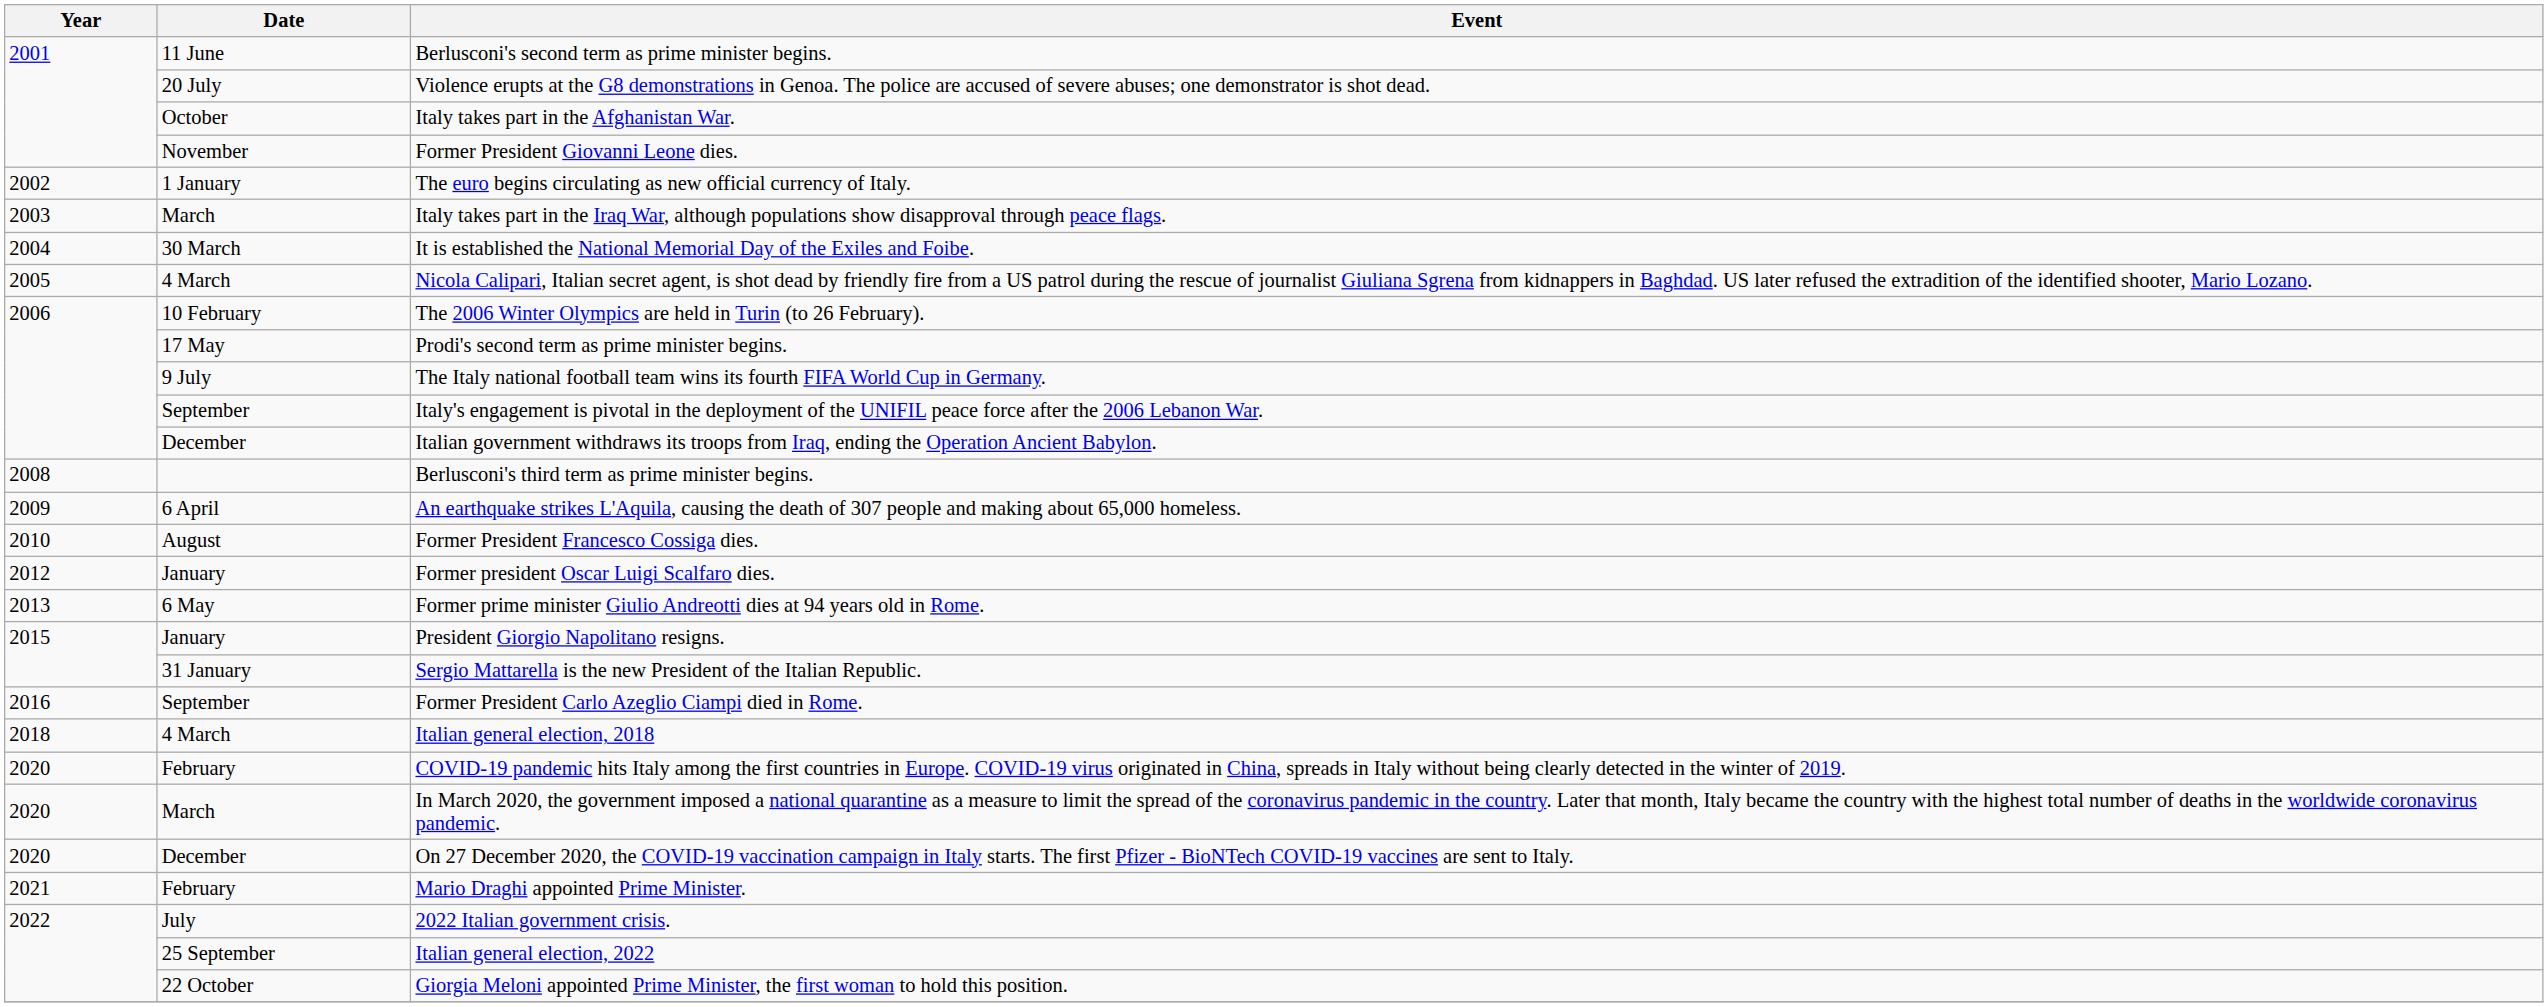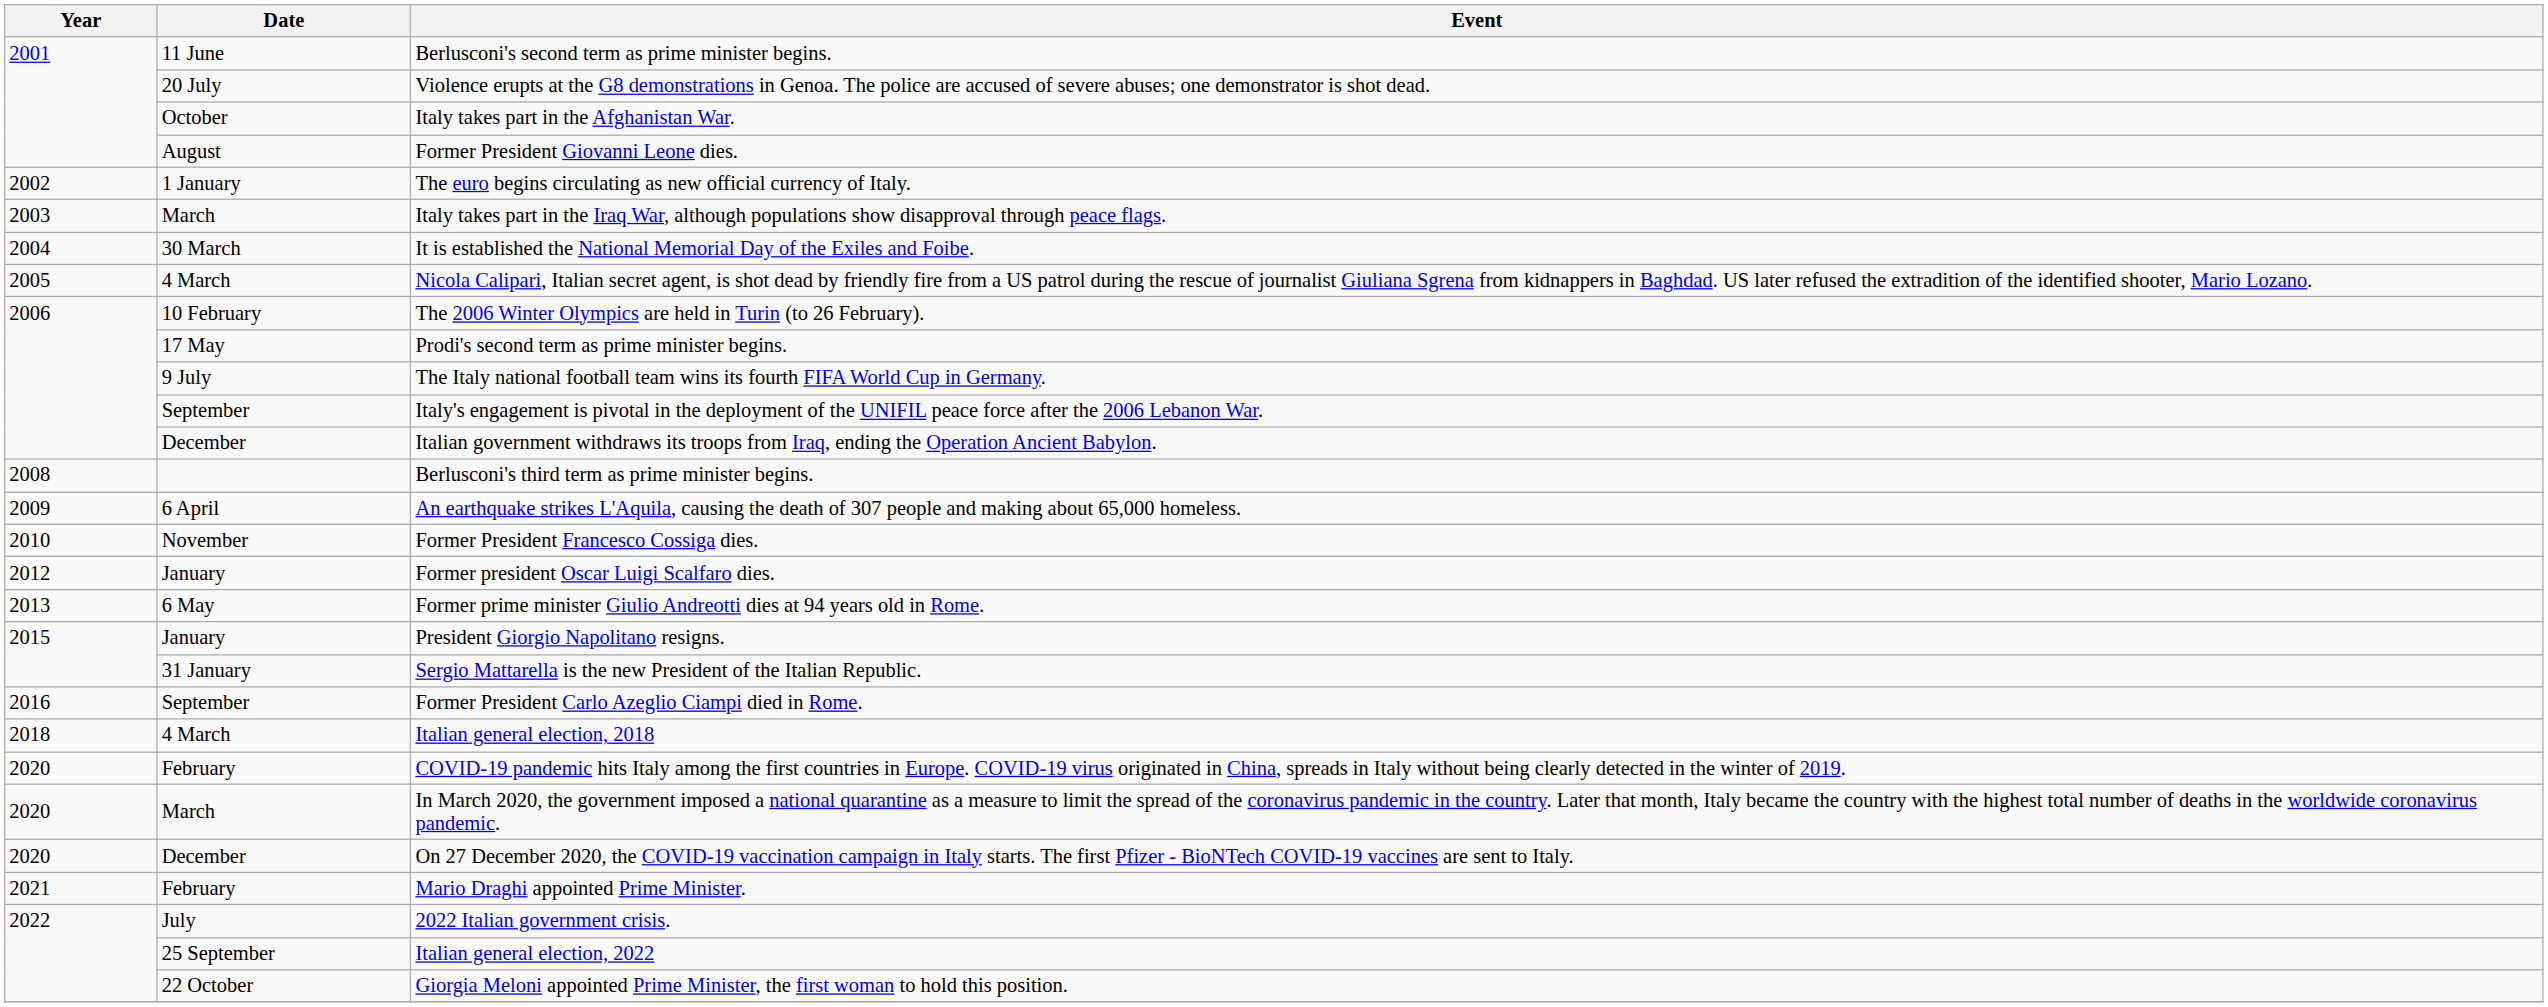(205, 150) November -> (191, 150) August
(191, 540) August -> (205, 540) November
